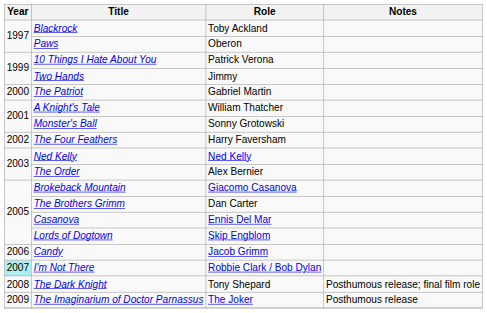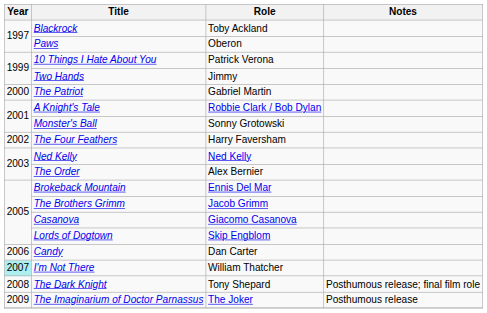(246, 108) William Thatcher -> (265, 108) Robbie Clark / Bob Dylan
(252, 188) Giacomo Casanova -> (240, 188) Ennis Del Mar
(233, 204) Dan Carter -> (238, 204) Jacob Grimm
(240, 220) Ennis Del Mar -> (252, 220) Giacomo Casanova
(238, 252) Jacob Grimm -> (233, 252) Dan Carter
(265, 268) Robbie Clark / Bob Dylan -> (246, 268) William Thatcher
